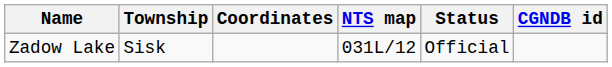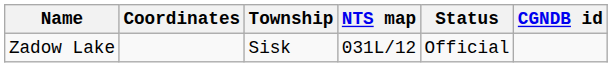columns swapped: (166, 19) <-> (275, 19)
